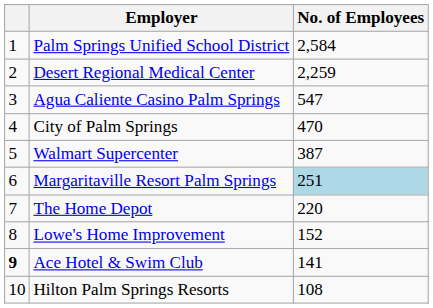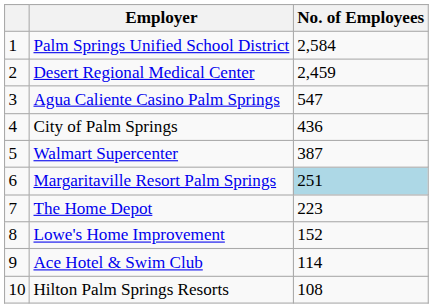(316, 72) 2,259 -> (316, 72) 2,459
(310, 126) 470 -> (310, 126) 436
(310, 208) 220 -> (310, 208) 223
(13, 262) bold -> (13, 262) normal
(310, 262) 141 -> (310, 262) 114
